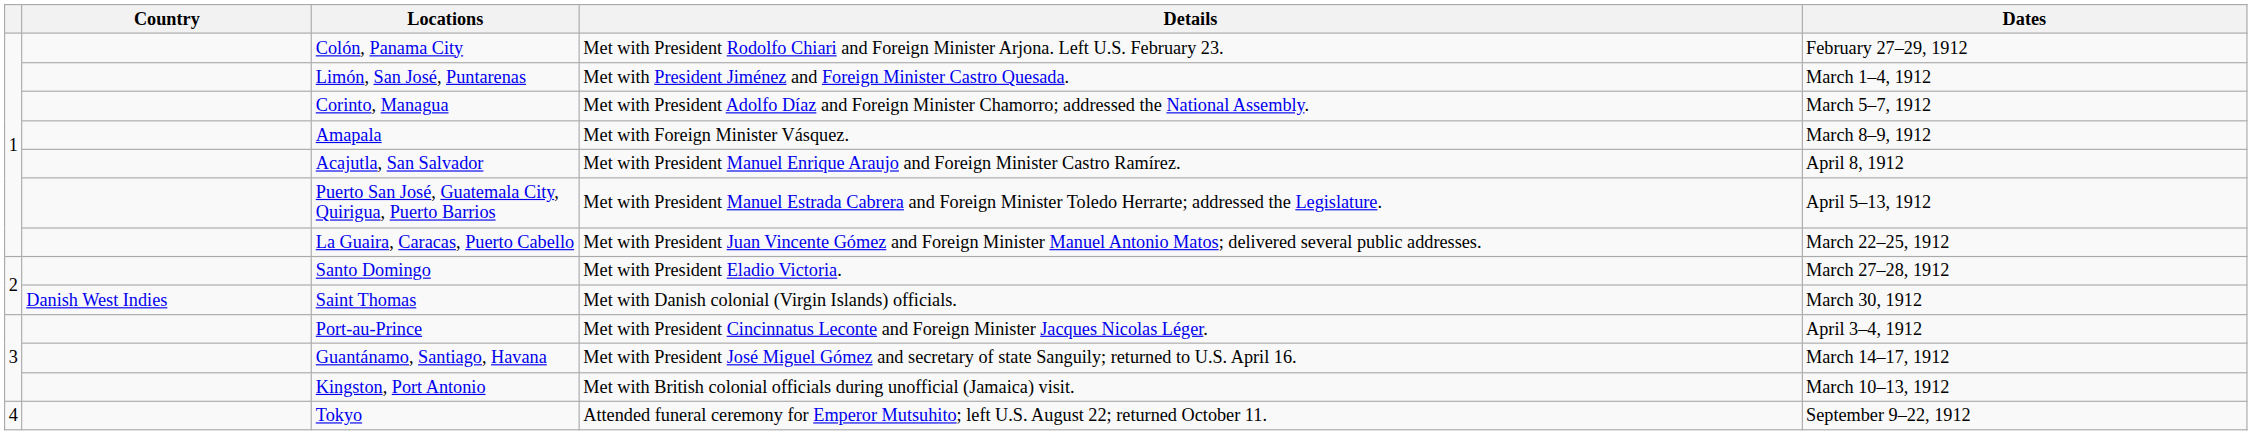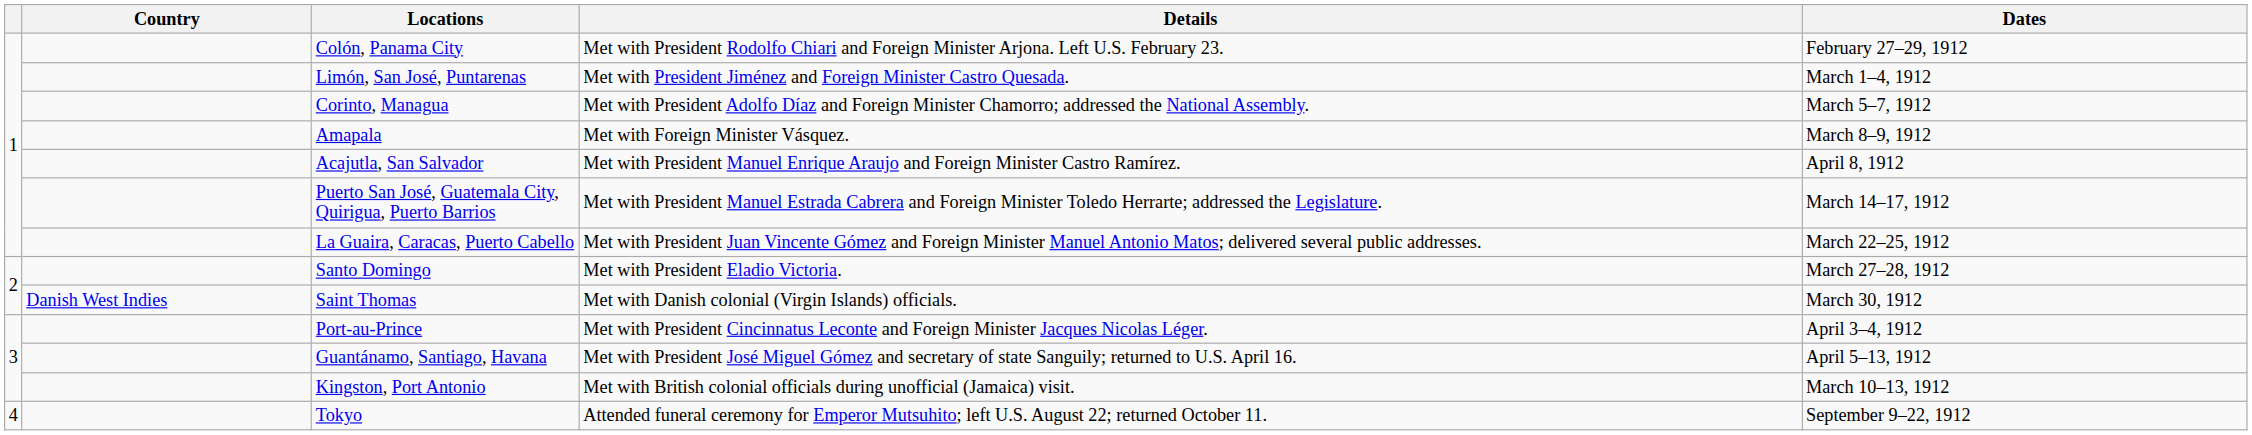(1869, 202) April 5–13, 1912 -> (1878, 202) March 14–17, 1912
(1878, 357) March 14–17, 1912 -> (1869, 357) April 5–13, 1912
